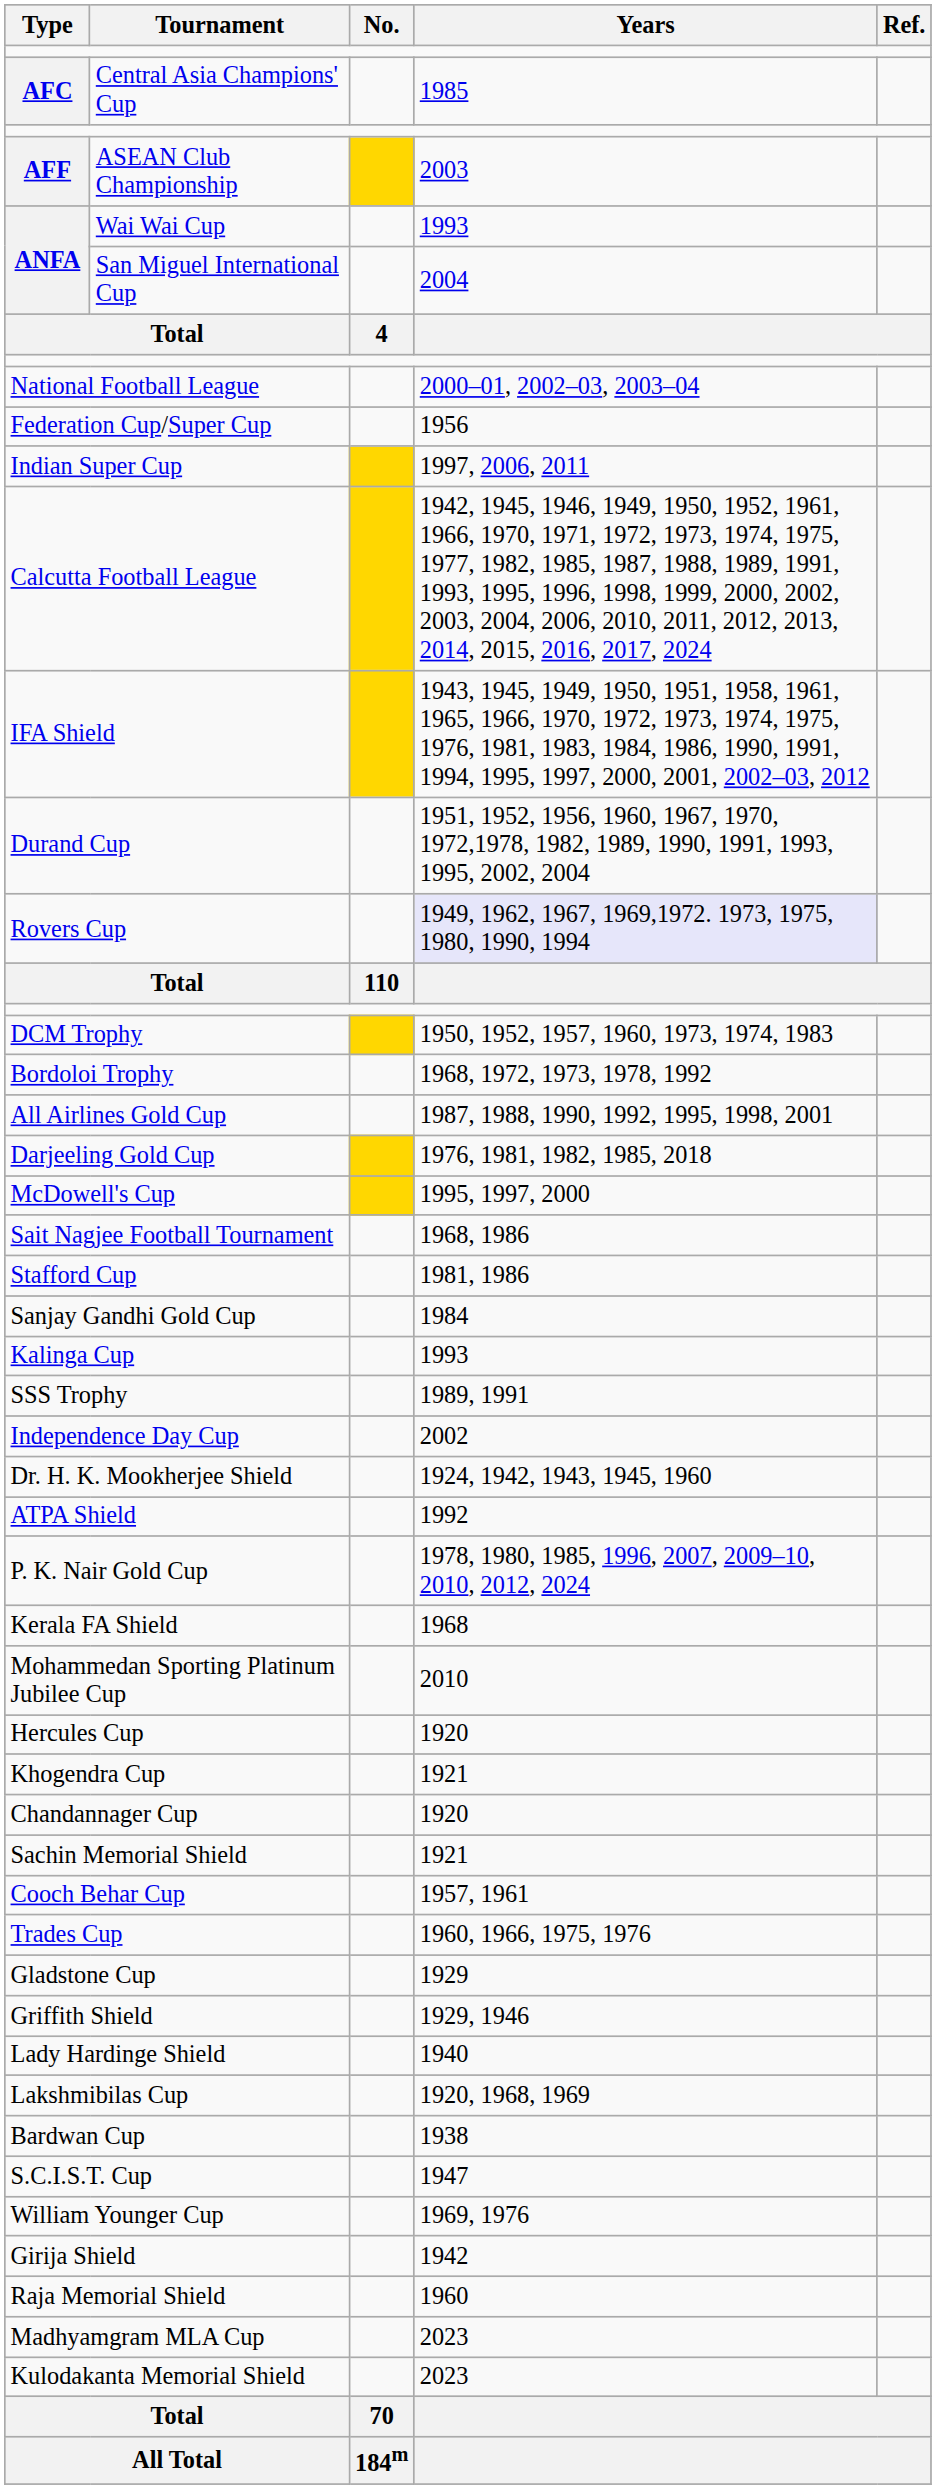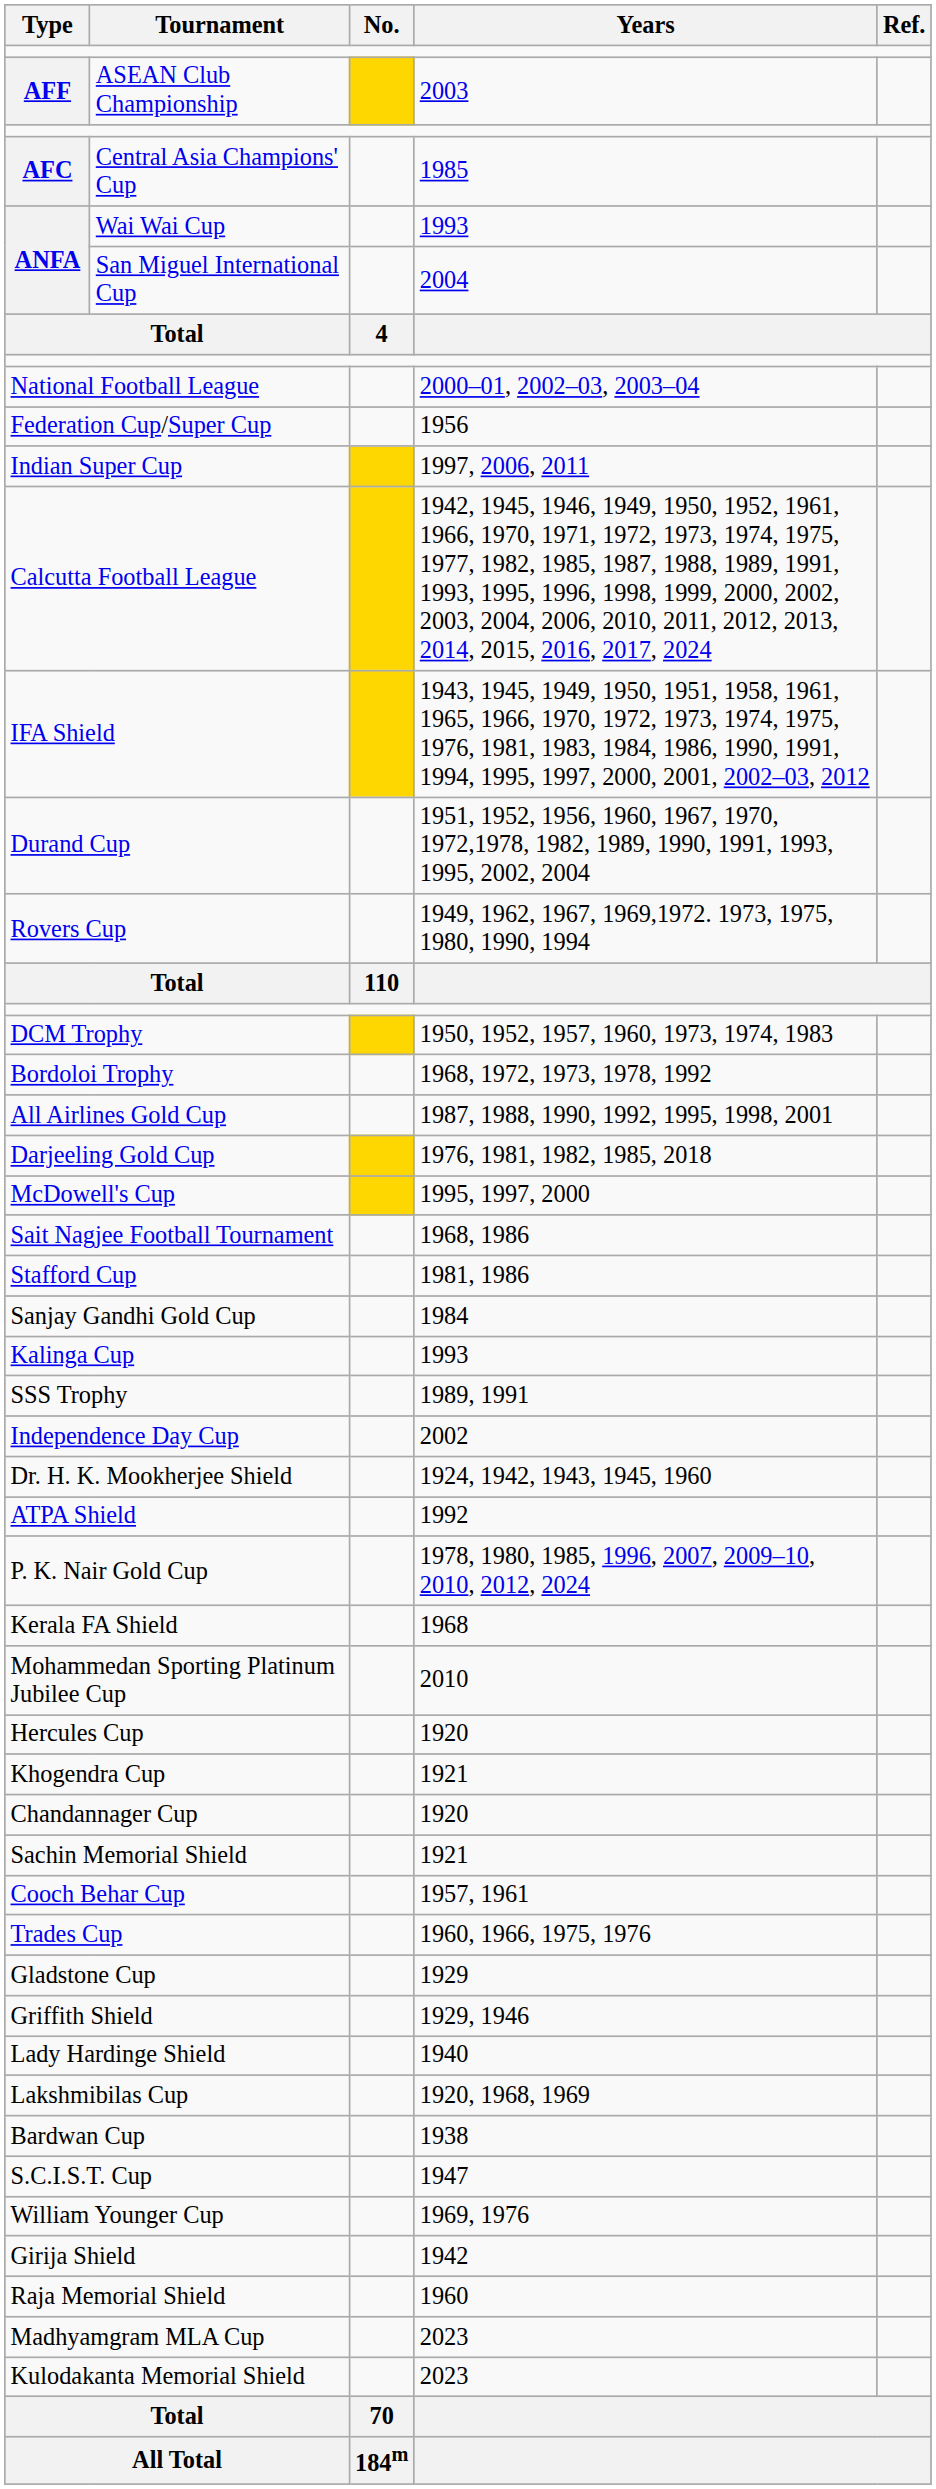rows swapped: (47, 90) <-> (47, 171)
(626, 928) lavender background -> (626, 928) no background
